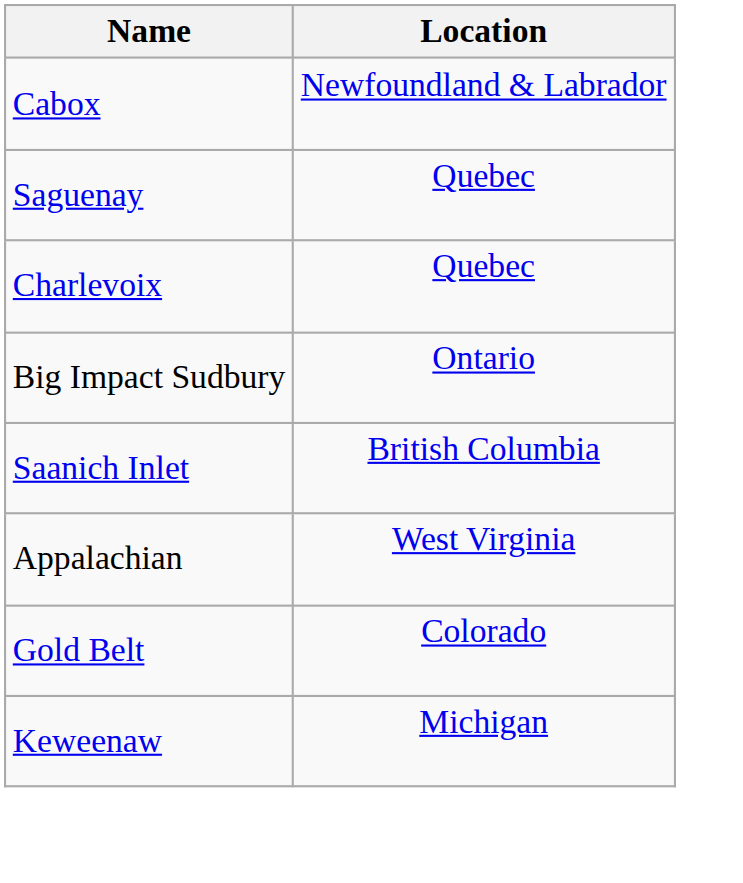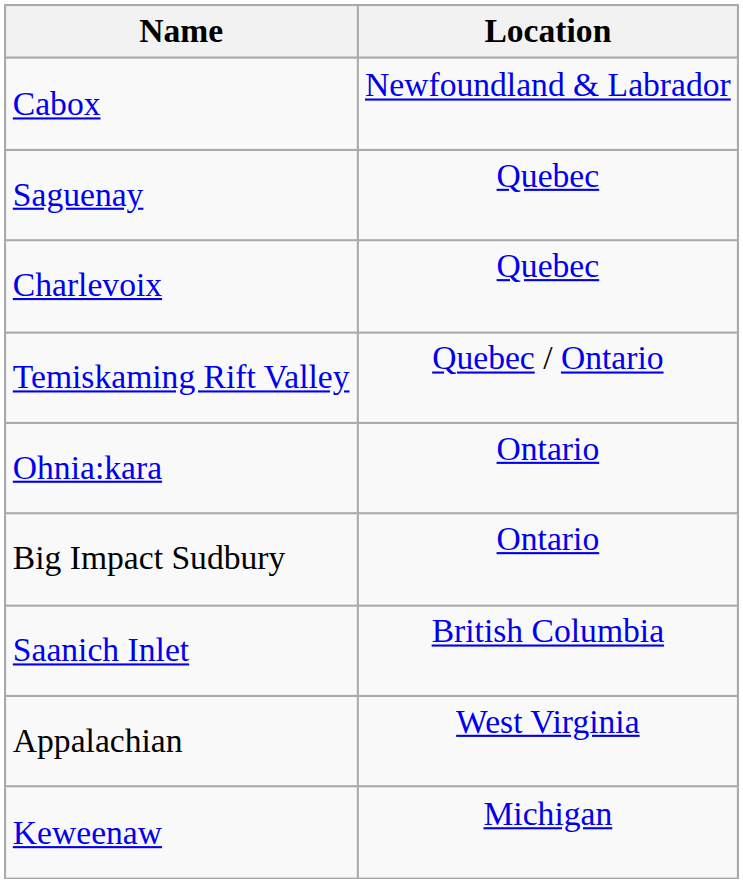+ row: (181, 376)
+ row: (87, 467)
- row: (79, 649)
